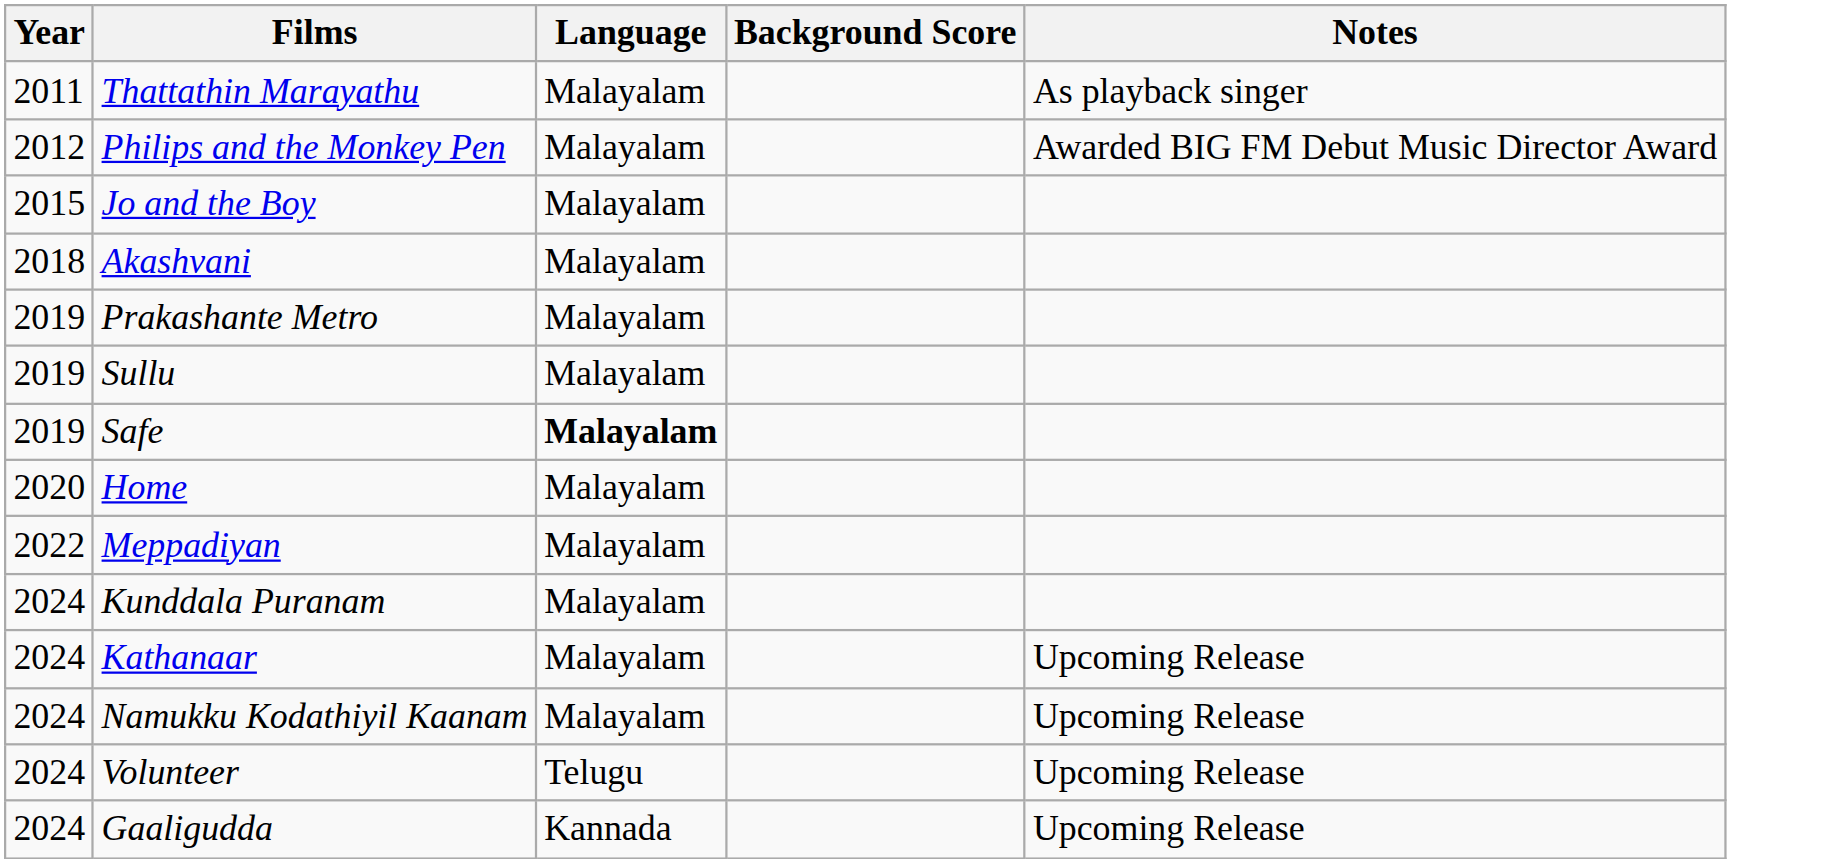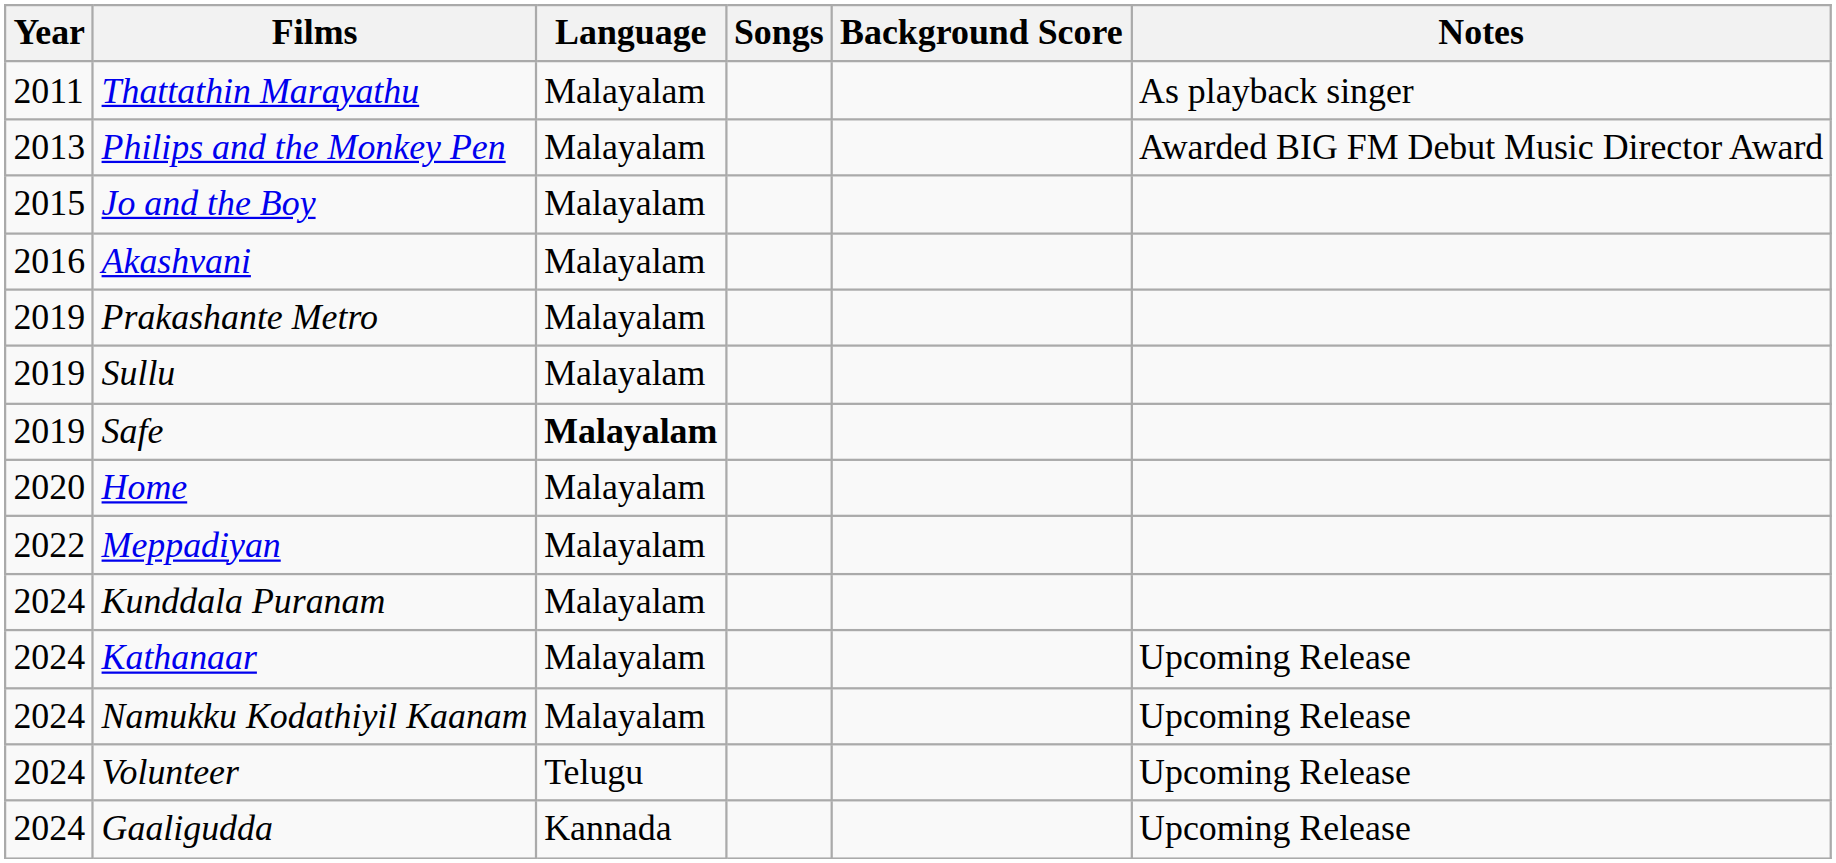+ column: (779, 32)
(49, 146) 2012 -> (49, 146) 2013
(49, 260) 2018 -> (49, 260) 2016
